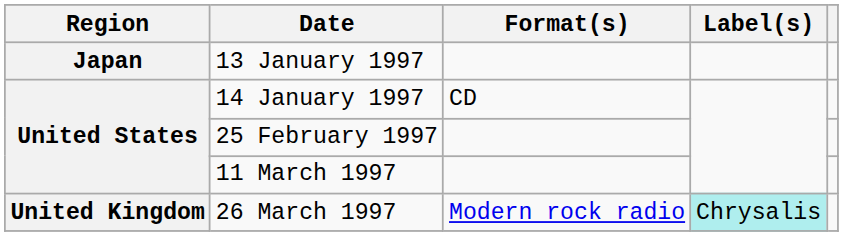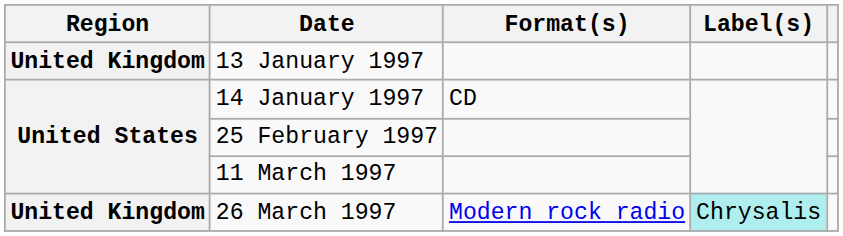(108, 61) Japan -> (108, 61) United Kingdom
